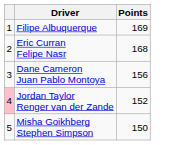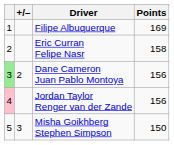+ column: (23, 12)
(140, 48) 168 -> (158, 48) 158
(9, 75) no background -> (9, 75) lightgreen background
(140, 101) 152 -> (158, 101) 156
